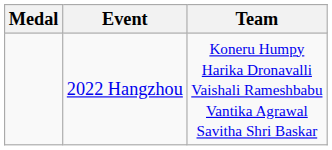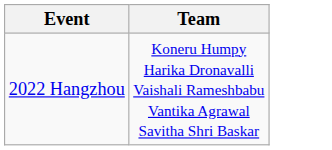- column: (34, 18)
